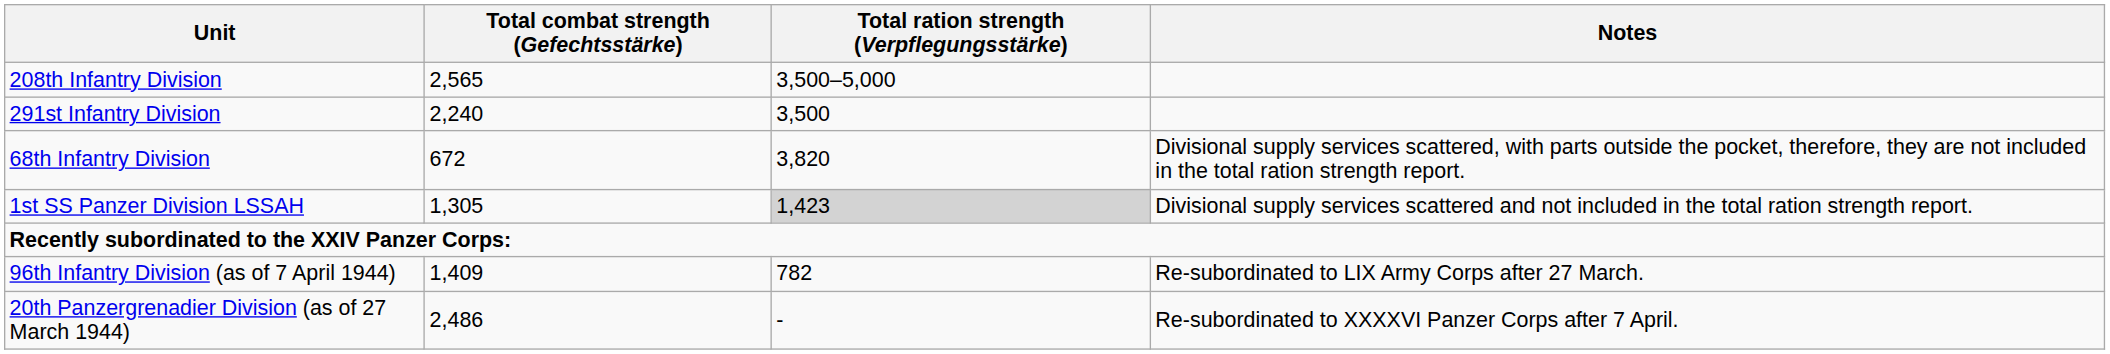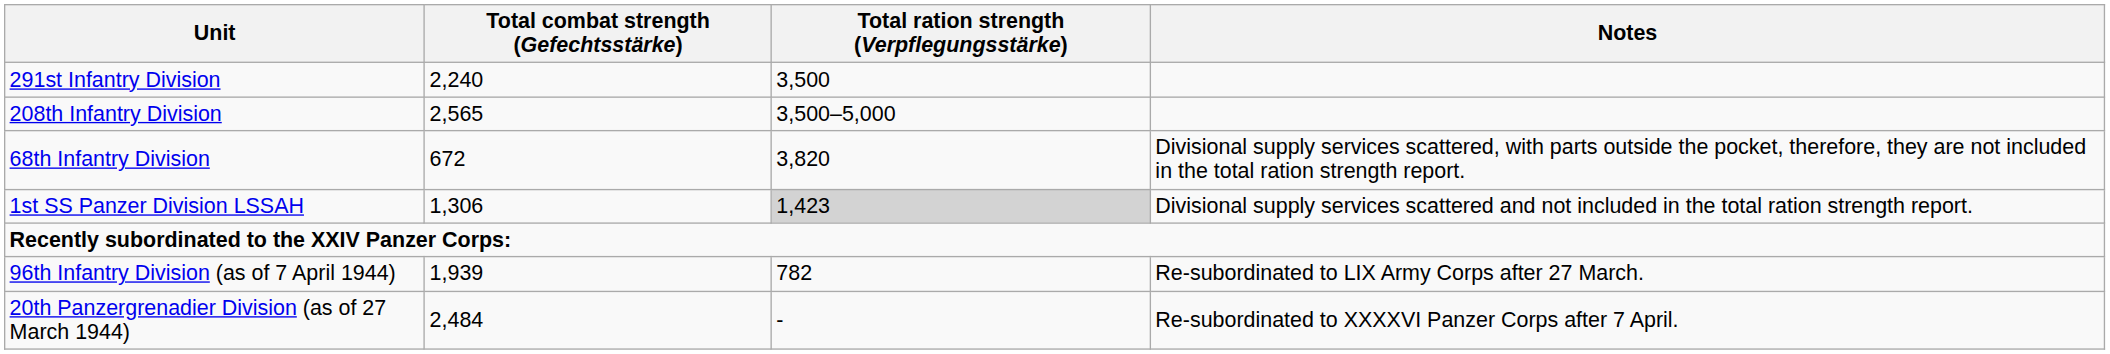rows swapped: (116, 79) <-> (115, 113)
(456, 205) 1,305 -> (456, 205) 1,306
(456, 273) 1,409 -> (456, 273) 1,939
(456, 319) 2,486 -> (456, 319) 2,484
